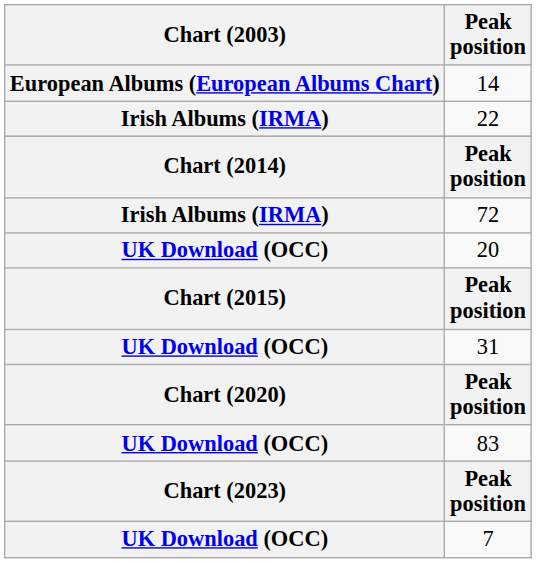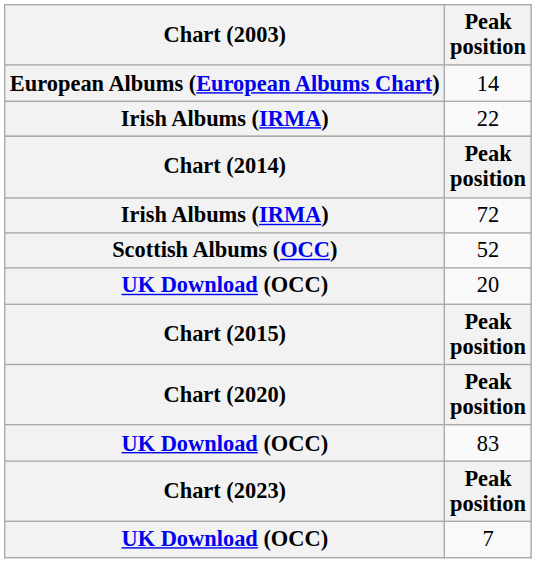+ row: (488, 250)
- row: (488, 346)
